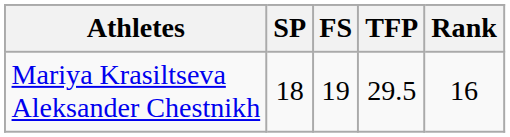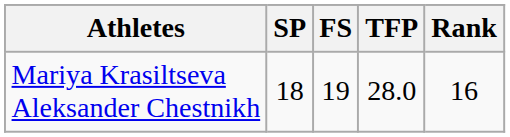(392, 90) 29.5 -> (392, 90) 28.0
